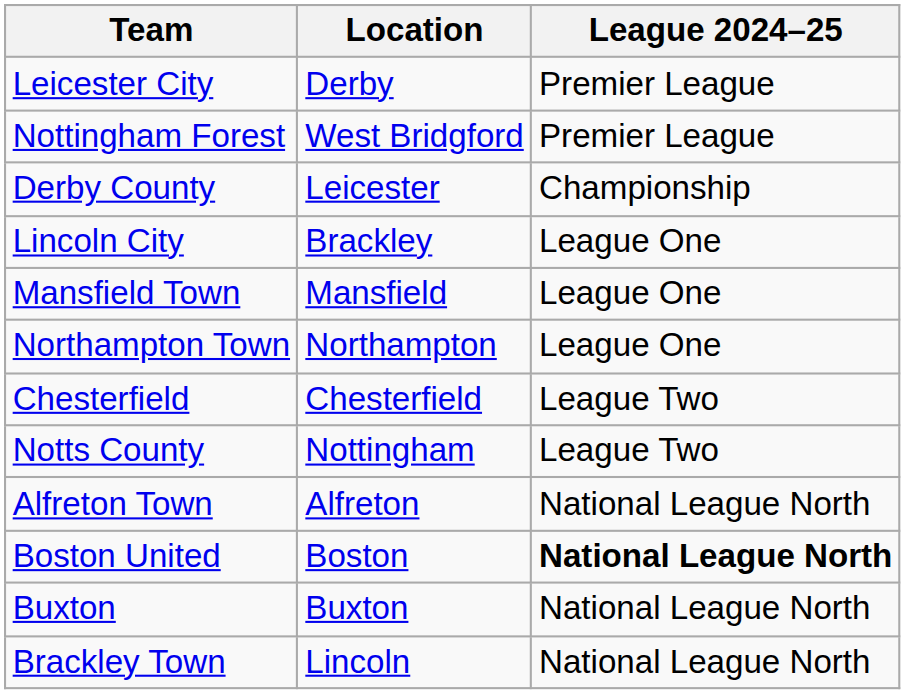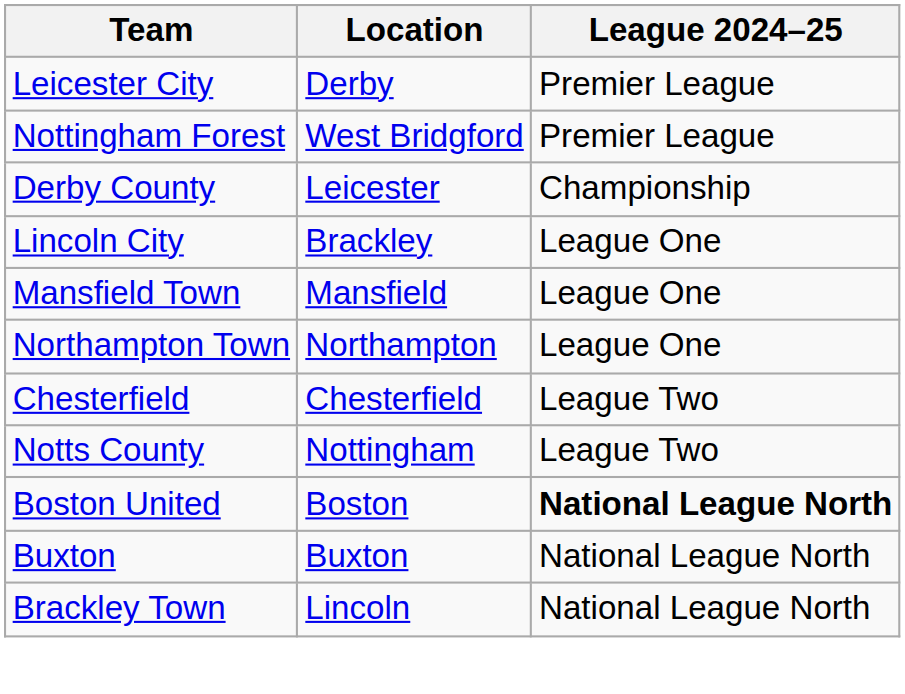- row: (113, 503)
